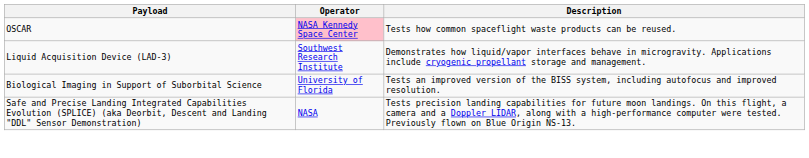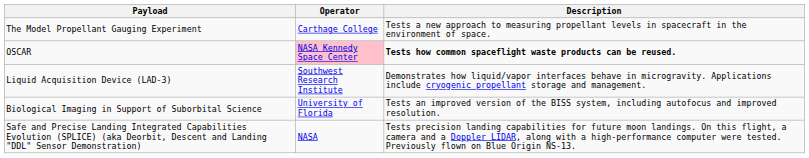+ row: (104, 29)
(531, 29) normal -> (531, 53) bold
